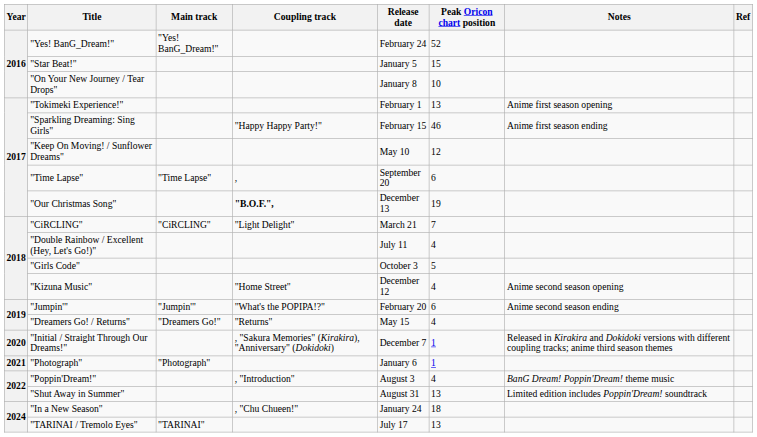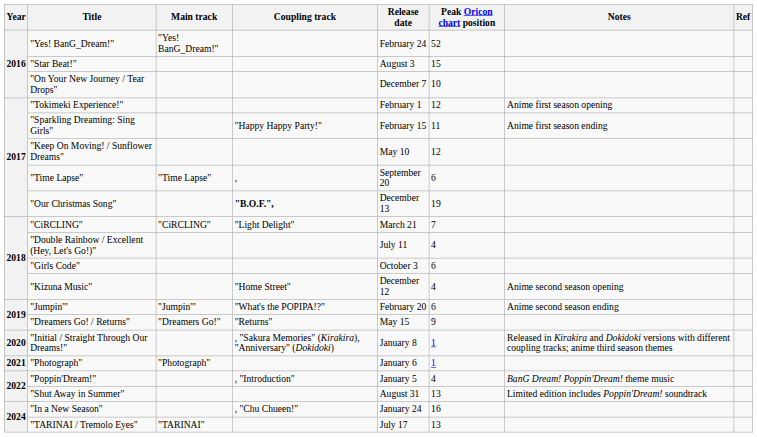(398, 64) January 5 -> (397, 64) August 3
(398, 84) January 8 -> (403, 84) December 7
(436, 105) 13 -> (436, 105) 12
(436, 126) 46 -> (436, 126) 11
(434, 265) 5 -> (434, 265) 6
(434, 322) 4 -> (434, 322) 9
(403, 343) December 7 -> (398, 343) January 8
(397, 378) August 3 -> (398, 378) January 5
(436, 409) 18 -> (436, 409) 16
